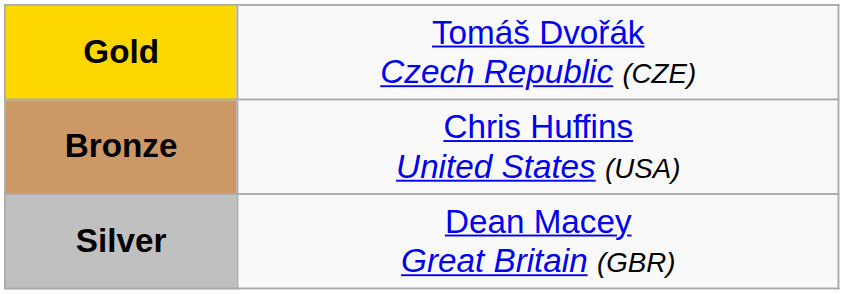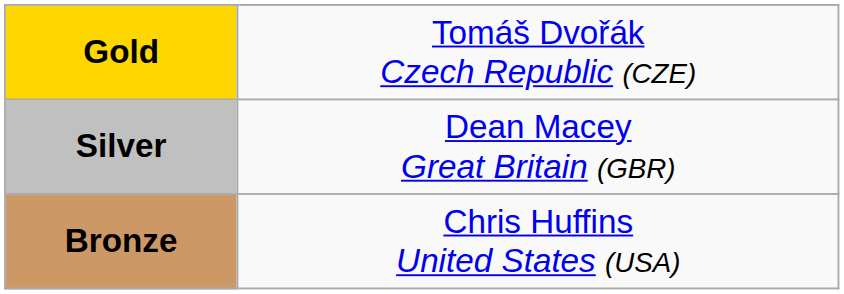rows swapped: (121, 240) <-> (121, 145)
